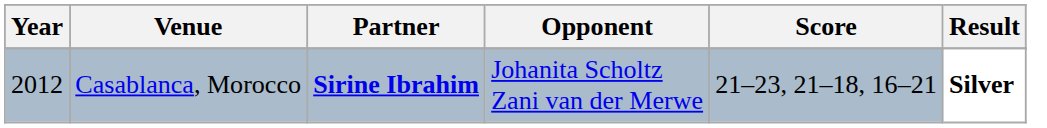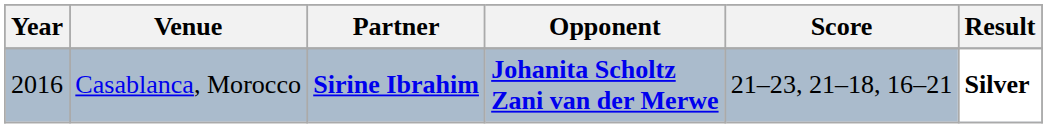(37, 84) 2012 -> (37, 84) 2016
(597, 84) normal -> (605, 84) bold
